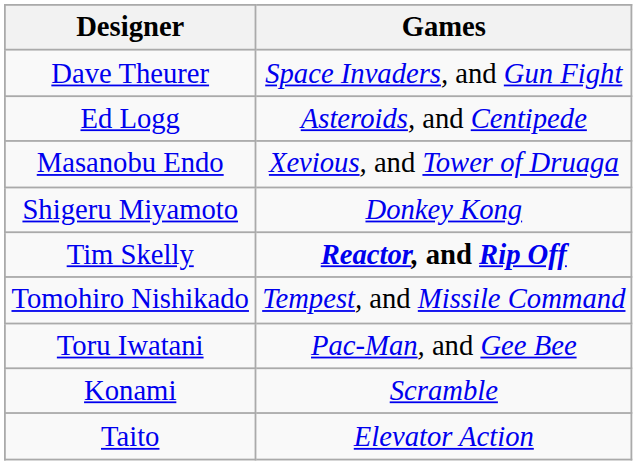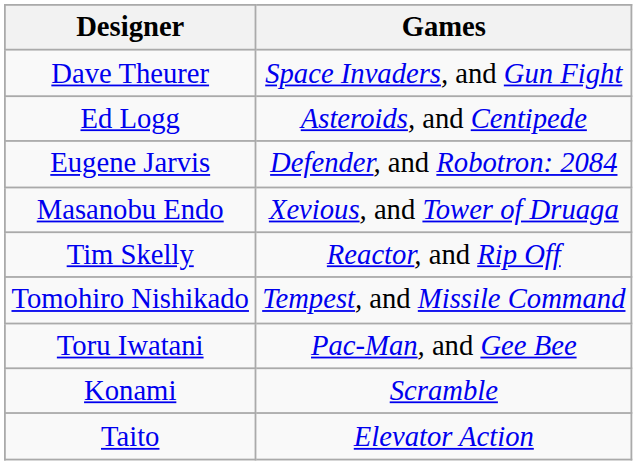+ row: (130, 163)
- row: (130, 208)
(444, 254) bold -> (444, 254) normal
